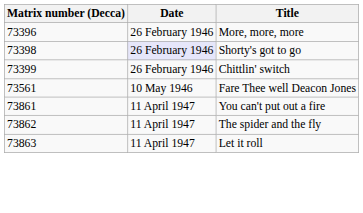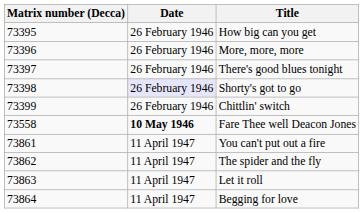+ row: (267, 32)
+ row: (281, 69)
(22, 87) 73561 -> (22, 124) 73558
(161, 87) normal -> (162, 124) bold
+ row: (258, 198)
